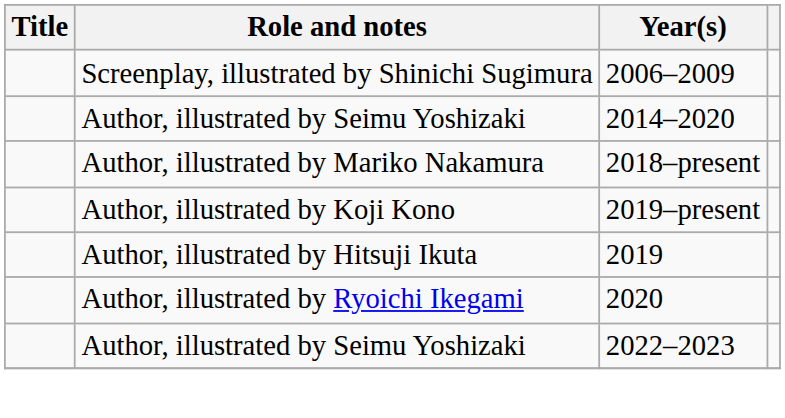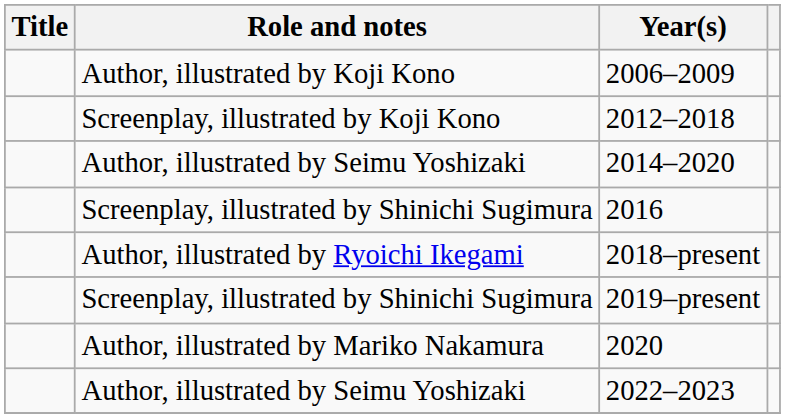(337, 72) Screenplay, illustrated by Shinichi Sugimura -> (268, 72) Author, illustrated by Koji Kono
+ row: (670, 118)
+ row: (634, 208)
(313, 163) Author, illustrated by Mariko Nakamura -> (303, 254) Author, illustrated by Ryoichi Ikegami
(268, 208) Author, illustrated by Koji Kono -> (337, 299) Screenplay, illustrated by Shinichi Sugimura
- row: (634, 254)
(303, 299) Author, illustrated by Ryoichi Ikegami -> (313, 345) Author, illustrated by Mariko Nakamura
